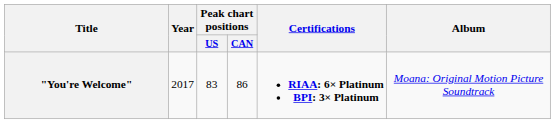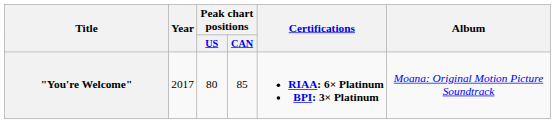(212, 85) 83 -> (212, 85) 80
(242, 85) 86 -> (242, 85) 85
